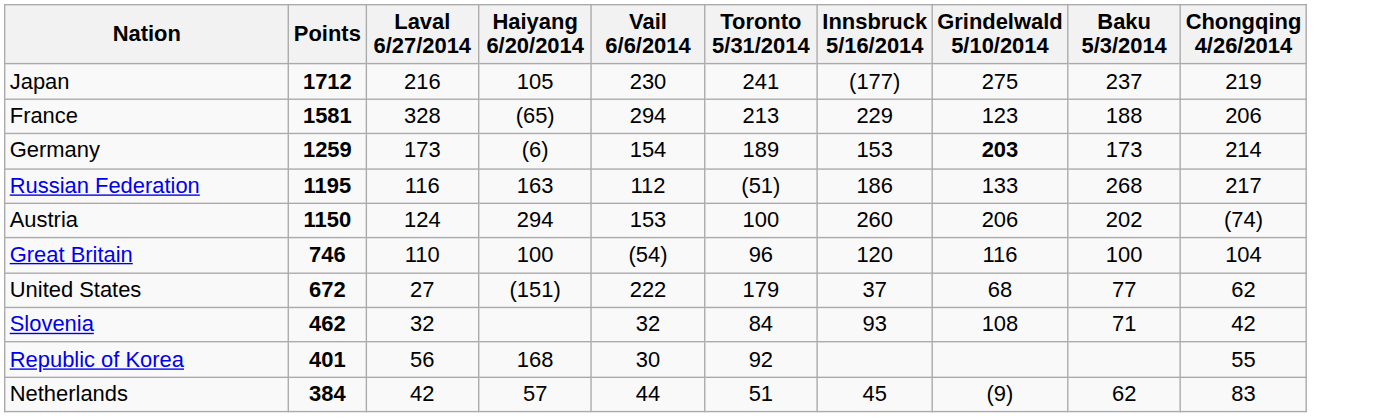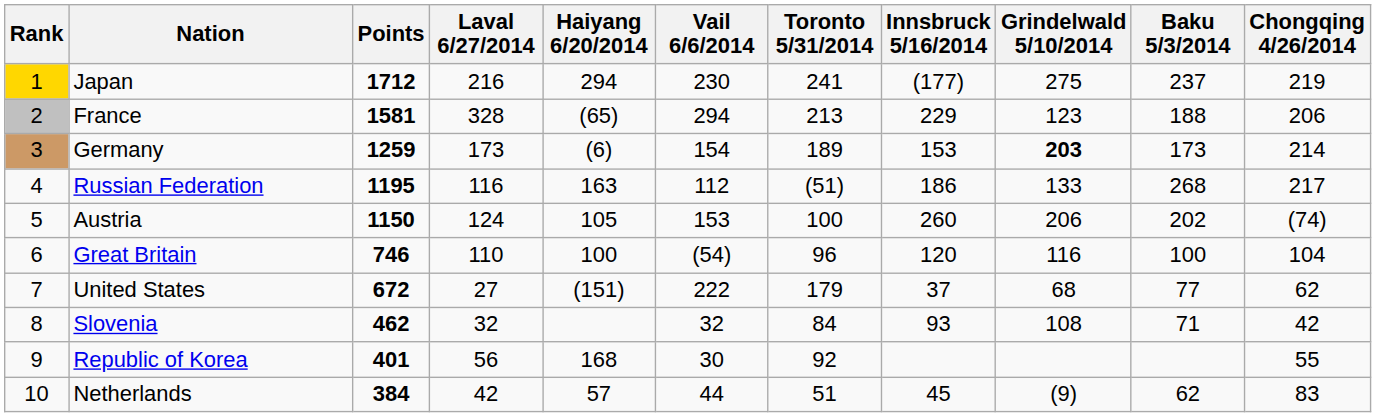+ column: (37, 34)
(535, 81) 105 -> (599, 81) 294
(535, 220) 294 -> (599, 220) 105
